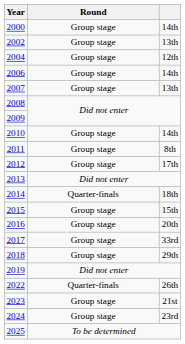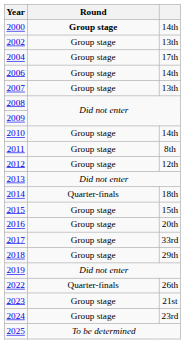(93, 27) normal -> (93, 27) bold
(170, 58) 12th -> (170, 58) 17th
(170, 164) 17th -> (170, 164) 12th
